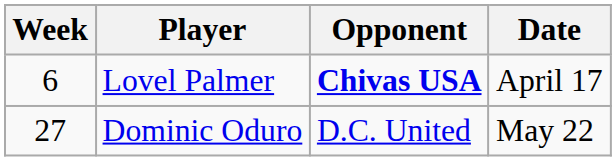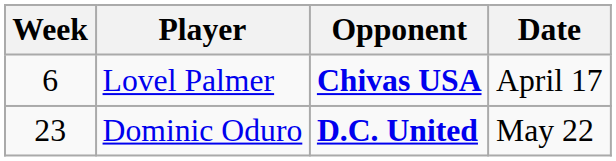(50, 130) 27 -> (50, 130) 23
(394, 130) normal -> (397, 130) bold
